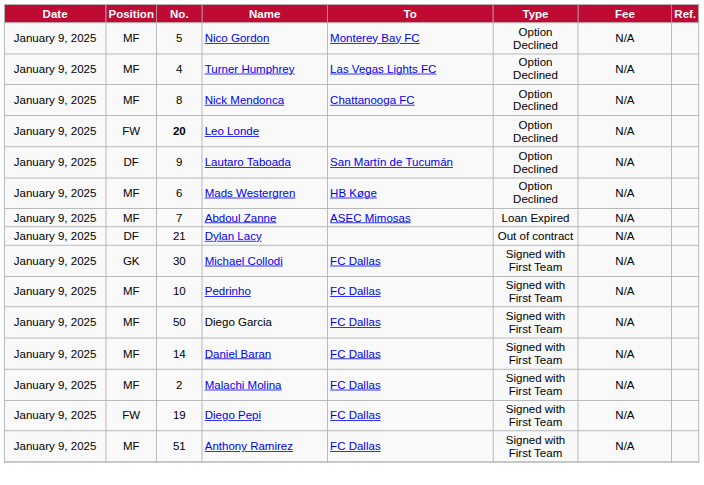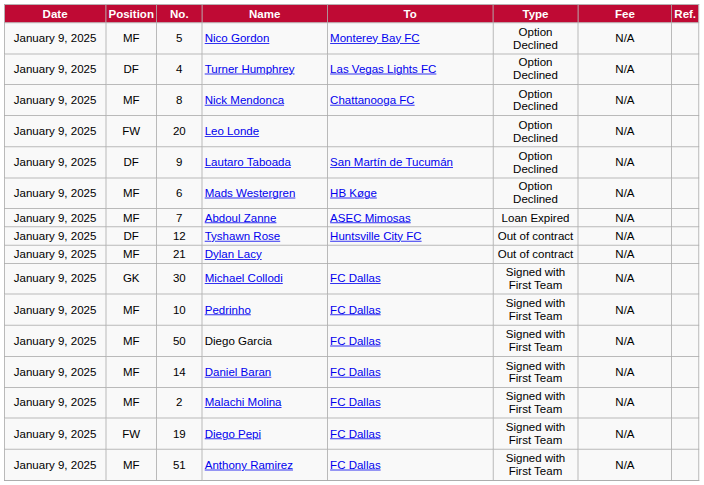(131, 69) MF -> (131, 69) DF
(179, 131) bold -> (179, 131) normal
+ row: (242, 236)
(131, 236) DF -> (131, 254) MF
